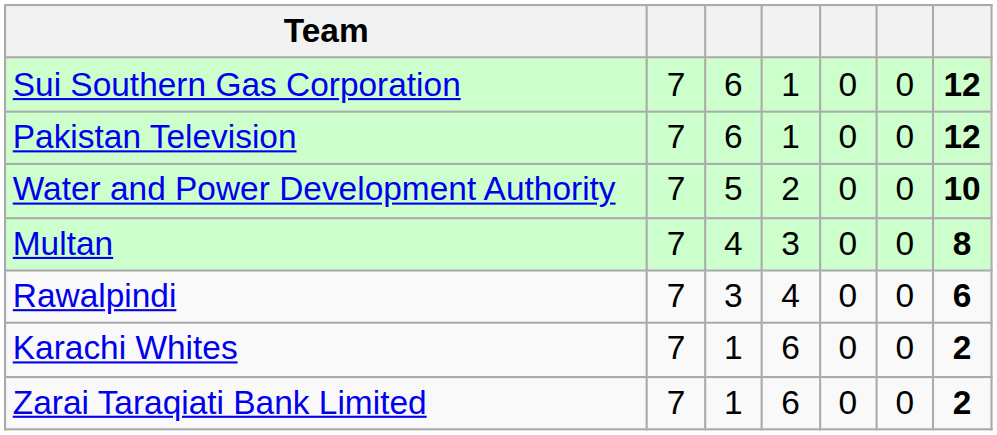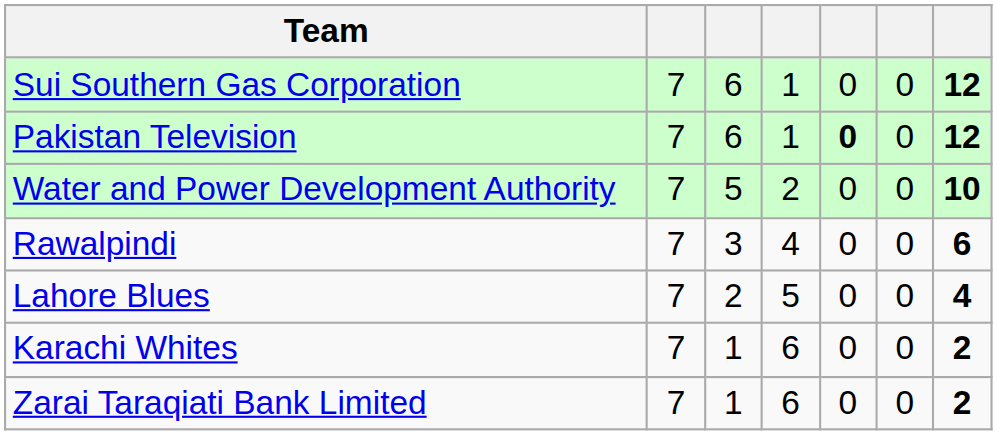(848, 137) normal -> (848, 137) bold
- row: (63, 243)
+ row: (111, 296)
